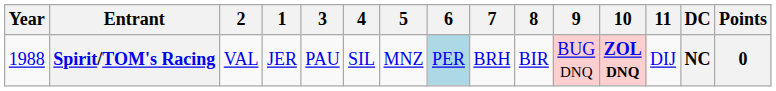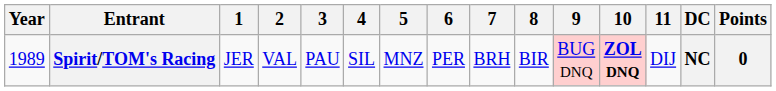columns swapped: (282, 19) <-> (241, 19)
(27, 60) 1988 -> (27, 60) 1989
(448, 60) lightblue background -> (448, 60) no background
